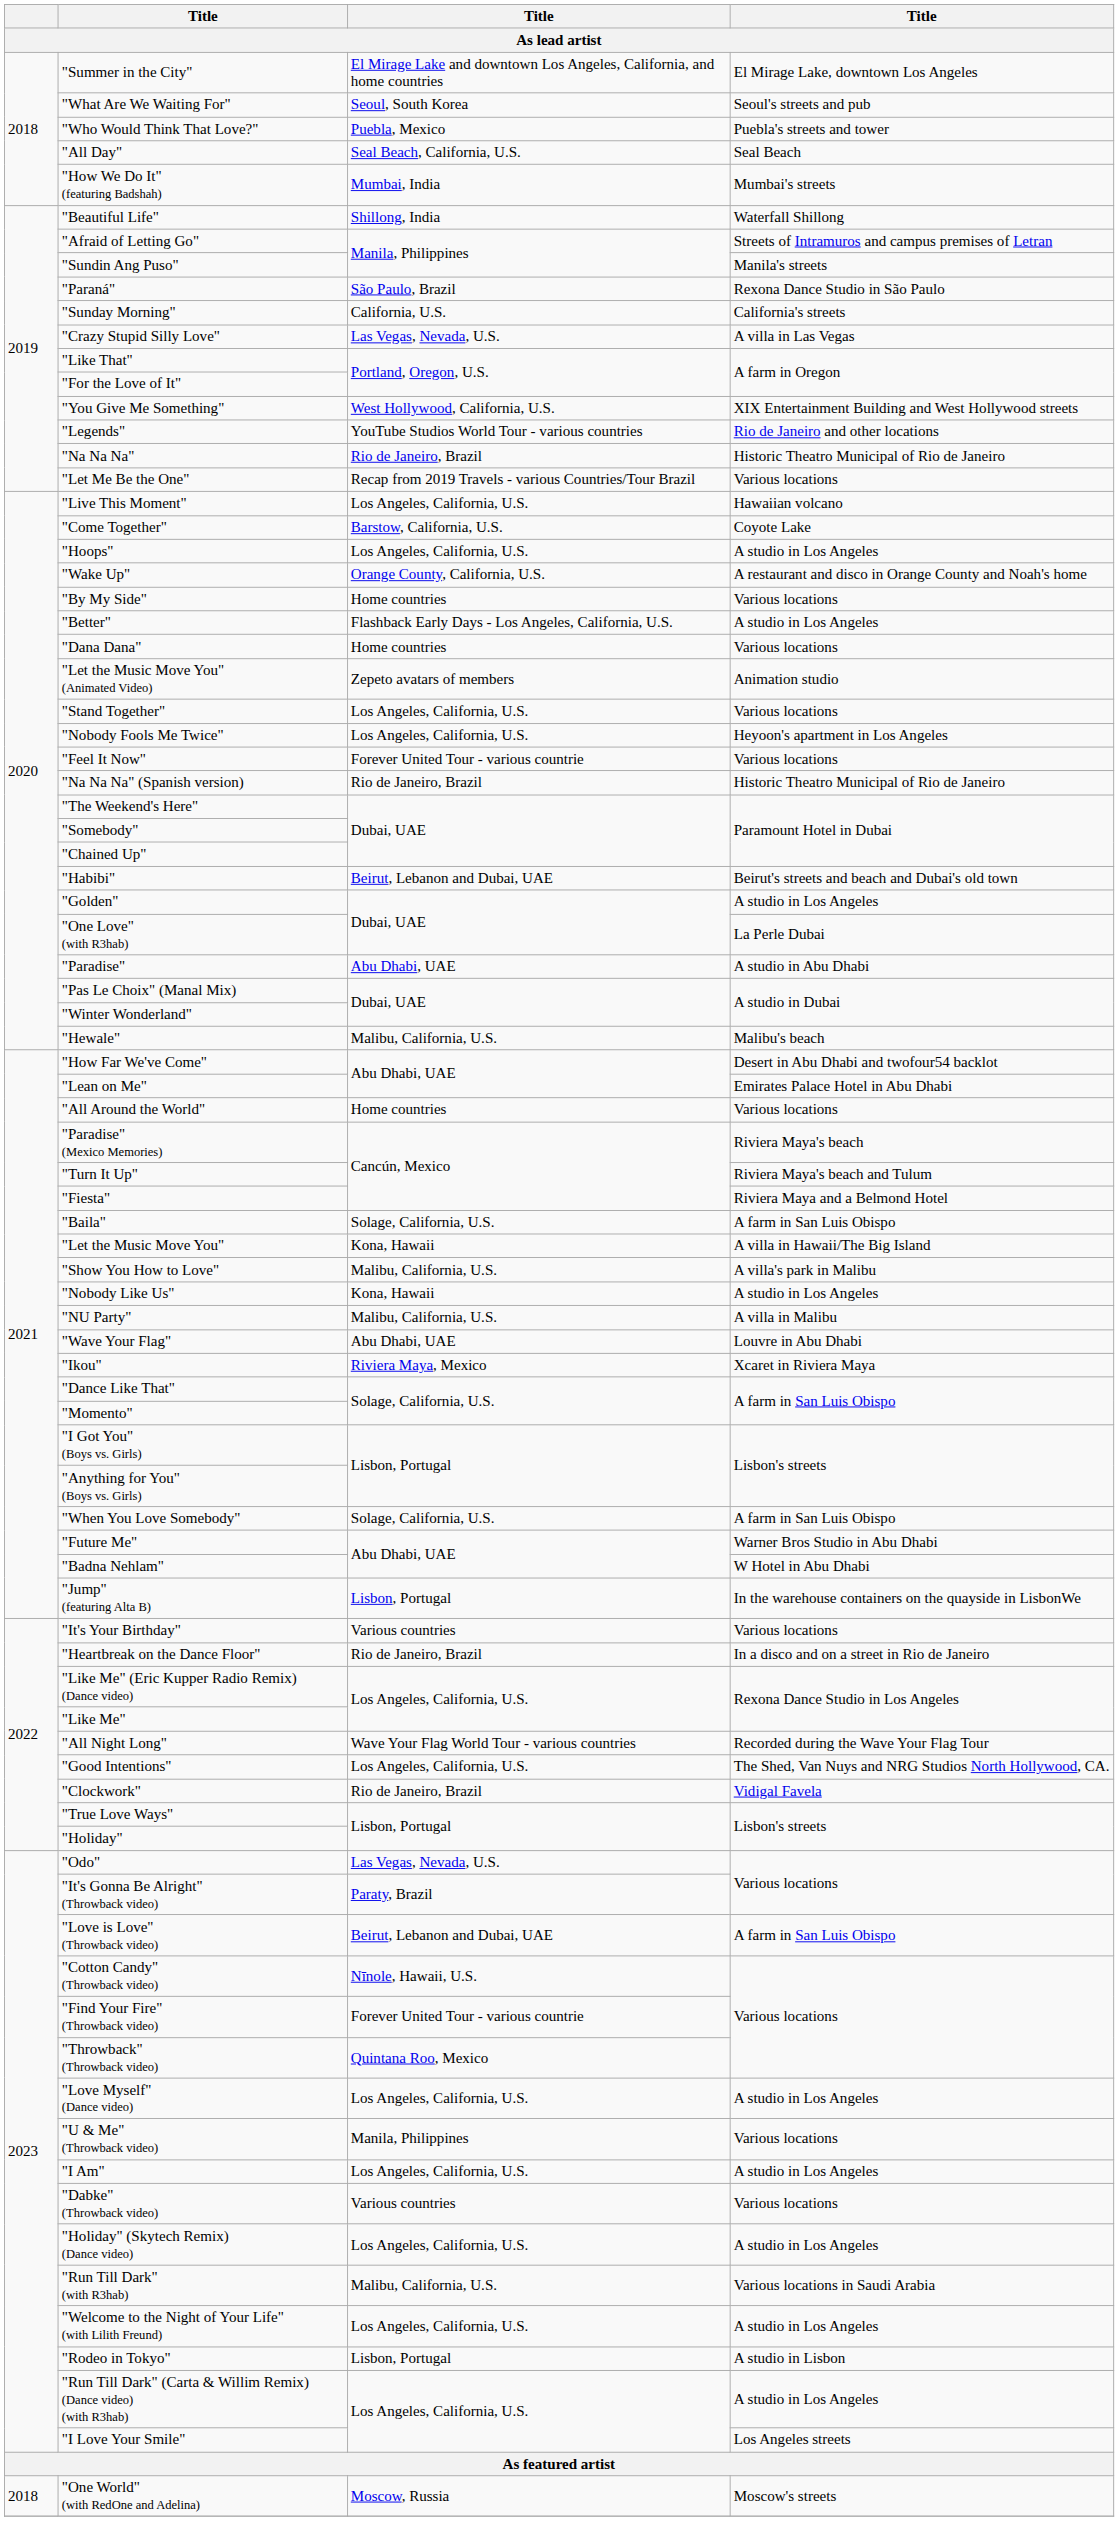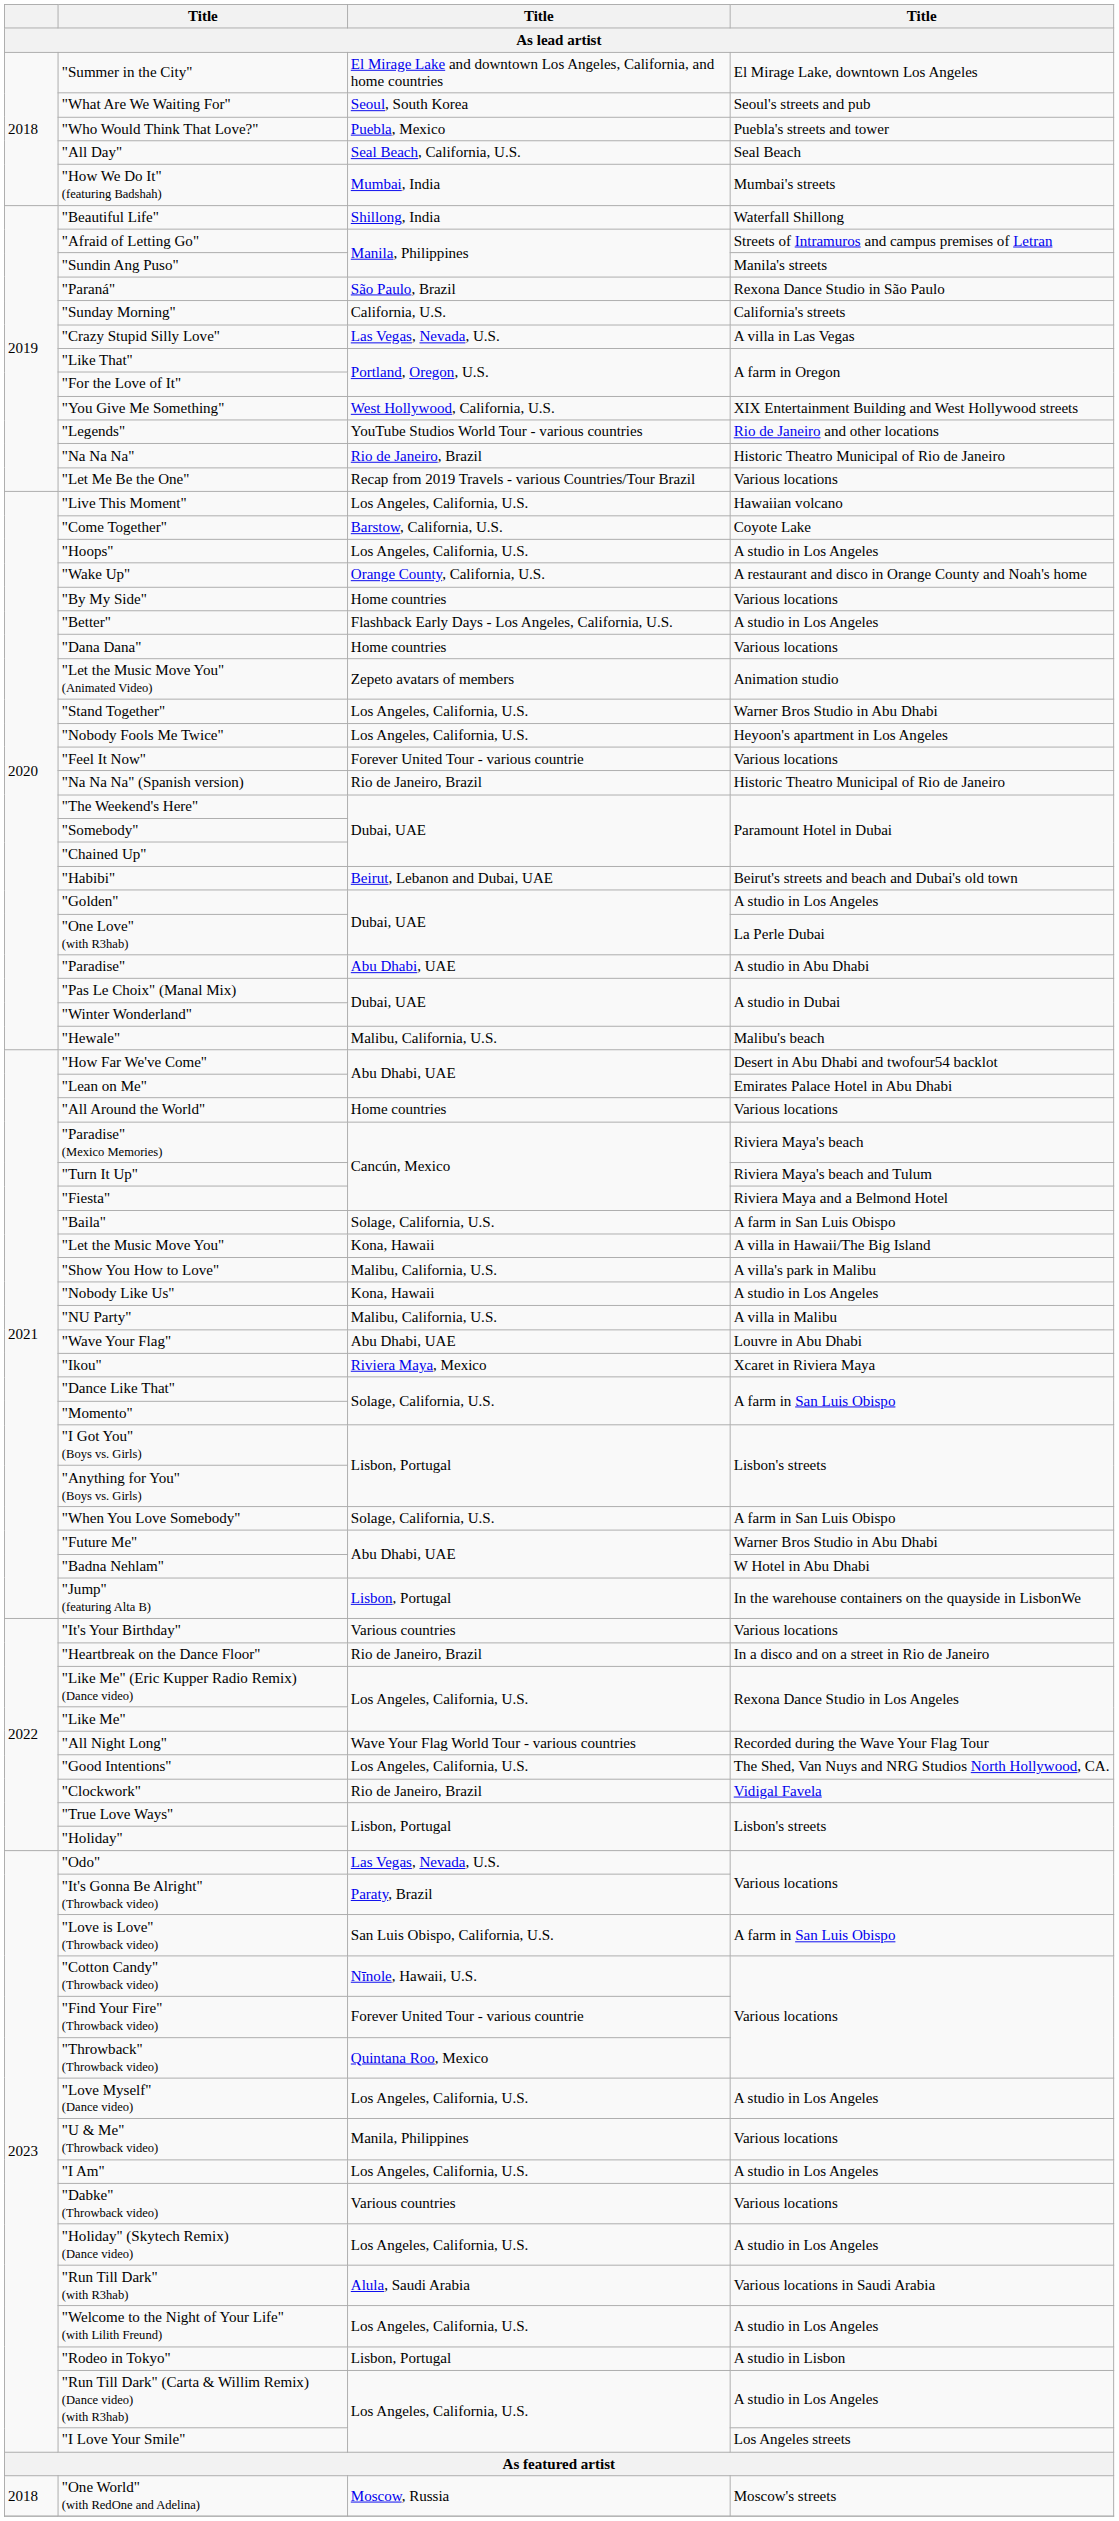(786, 711) Various locations -> (836, 711) Warner Bros Studio in Abu Dhabi
(452, 1935) Beirut, Lebanon and Dubai, UAE -> (452, 1935) San Luis Obispo, California, U.S.
(424, 2285) Malibu, California, U.S. -> (410, 2285) Alula, Saudi Arabia
